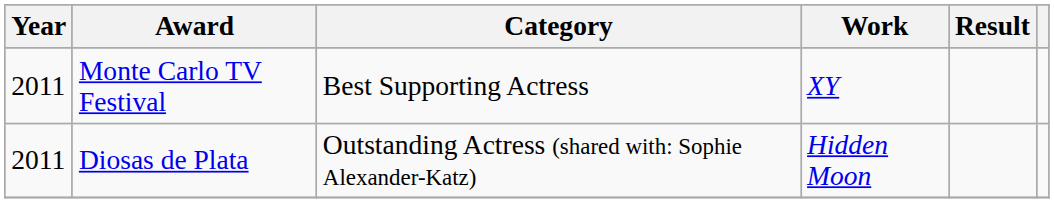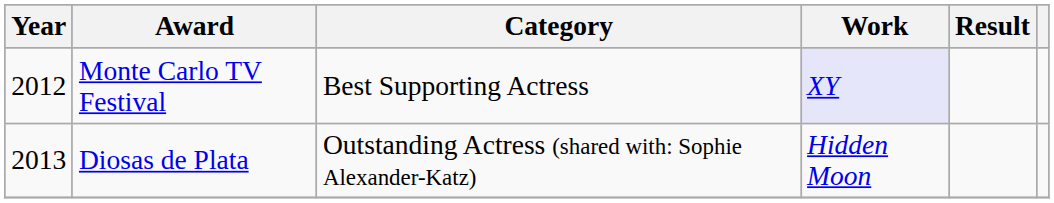(38, 85) 2011 -> (39, 85) 2012
(823, 85) no background -> (823, 85) lavender background
(38, 160) 2011 -> (39, 160) 2013
